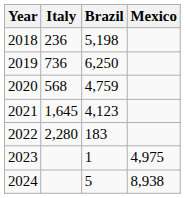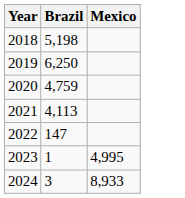- column: (61, 16)
(102, 110) 4,123 -> (61, 110) 4,113
(96, 134) 183 -> (56, 134) 147
(147, 157) 4,975 -> (107, 157) 4,995
(89, 181) 5 -> (48, 181) 3
(147, 181) 8,938 -> (107, 181) 8,933
